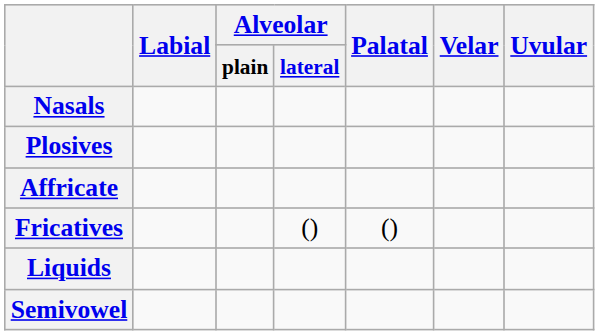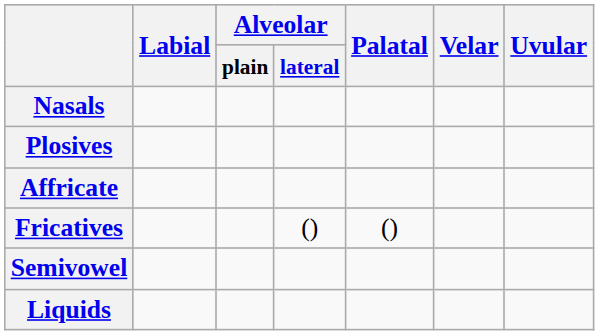rows swapped: (69, 268) <-> (69, 308)
